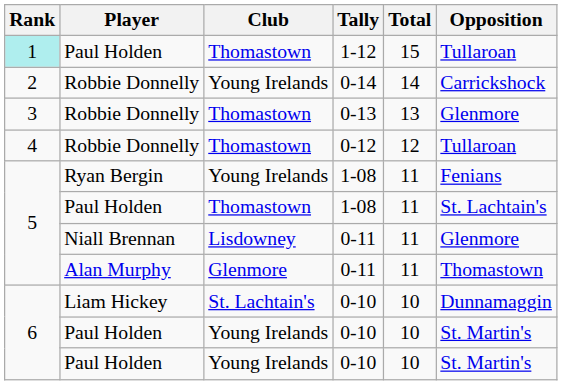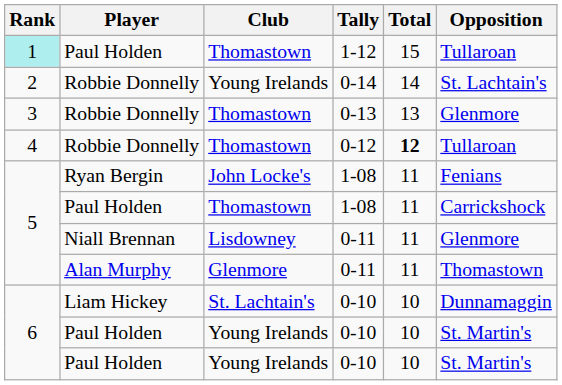(493, 82) Carrickshock -> (493, 82) St. Lachtain's
(410, 144) normal -> (410, 144) bold
(268, 176) Young Irelands -> (259, 176) John Locke's
(493, 207) St. Lachtain's -> (493, 207) Carrickshock
